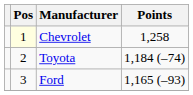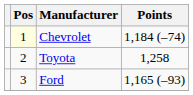(155, 37) 1,258 -> (155, 37) 1,184 (–74)
(155, 58) 1,184 (–74) -> (155, 58) 1,258
